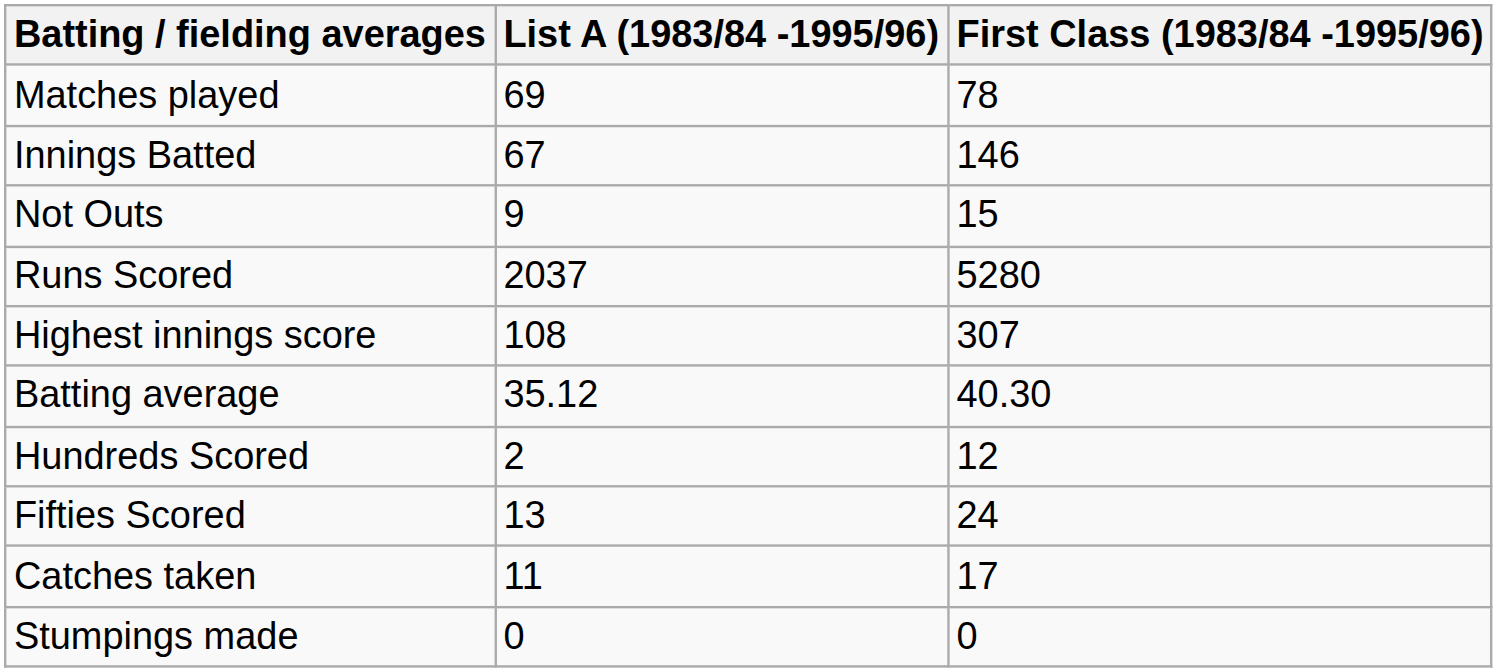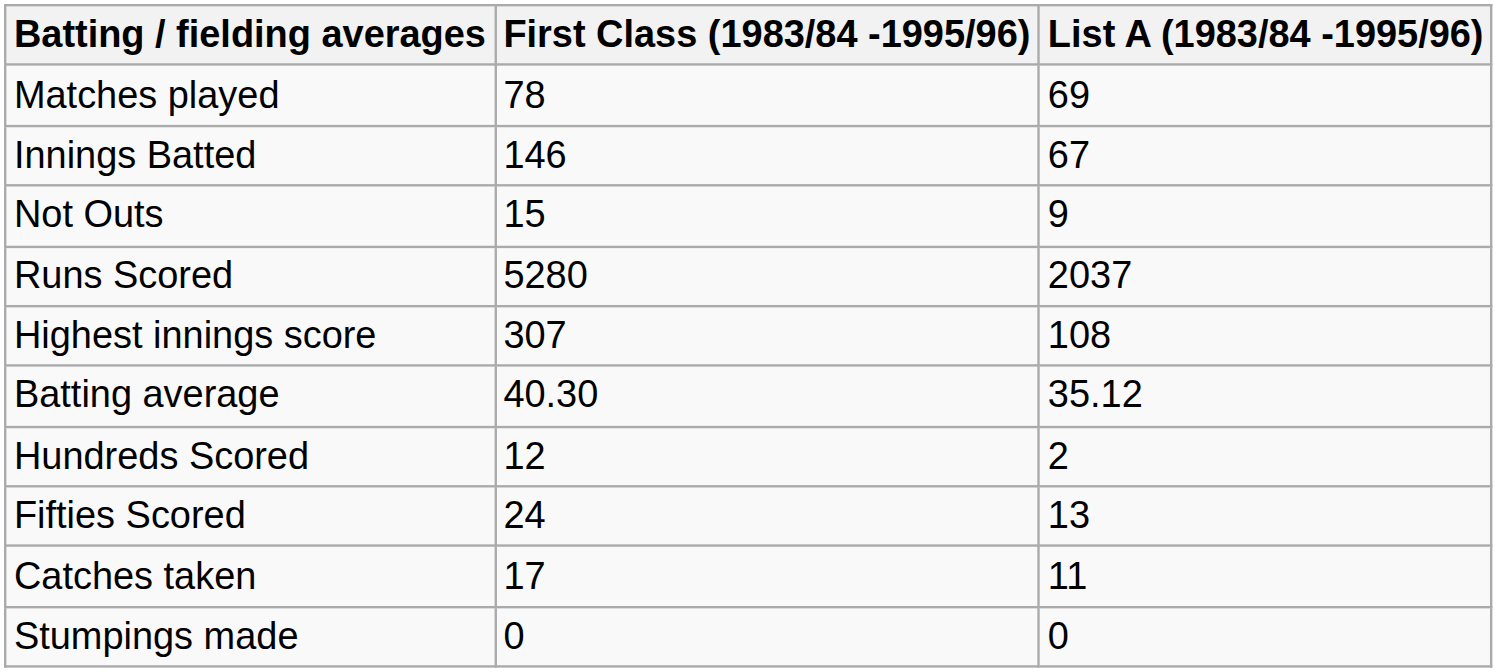columns swapped: (1220, 34) <-> (721, 34)
